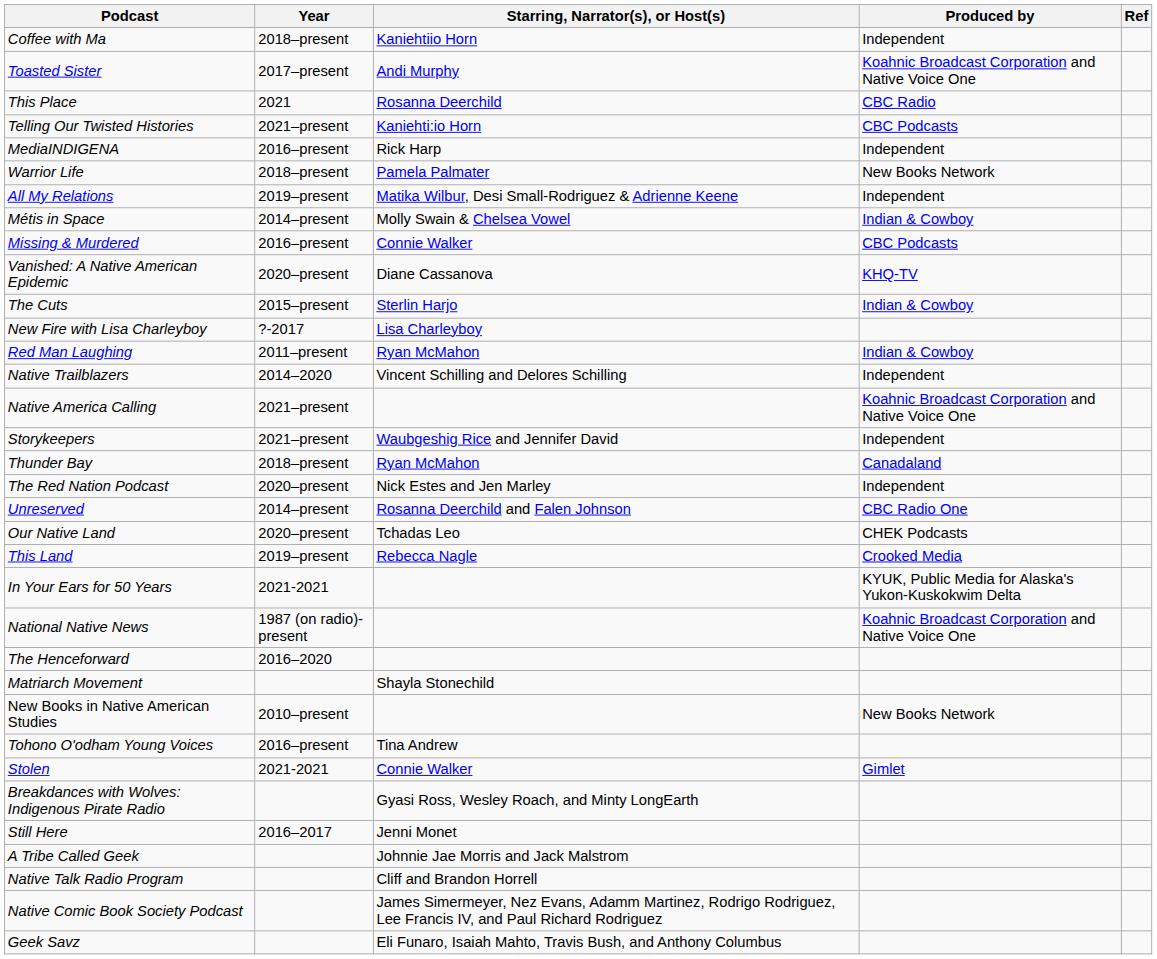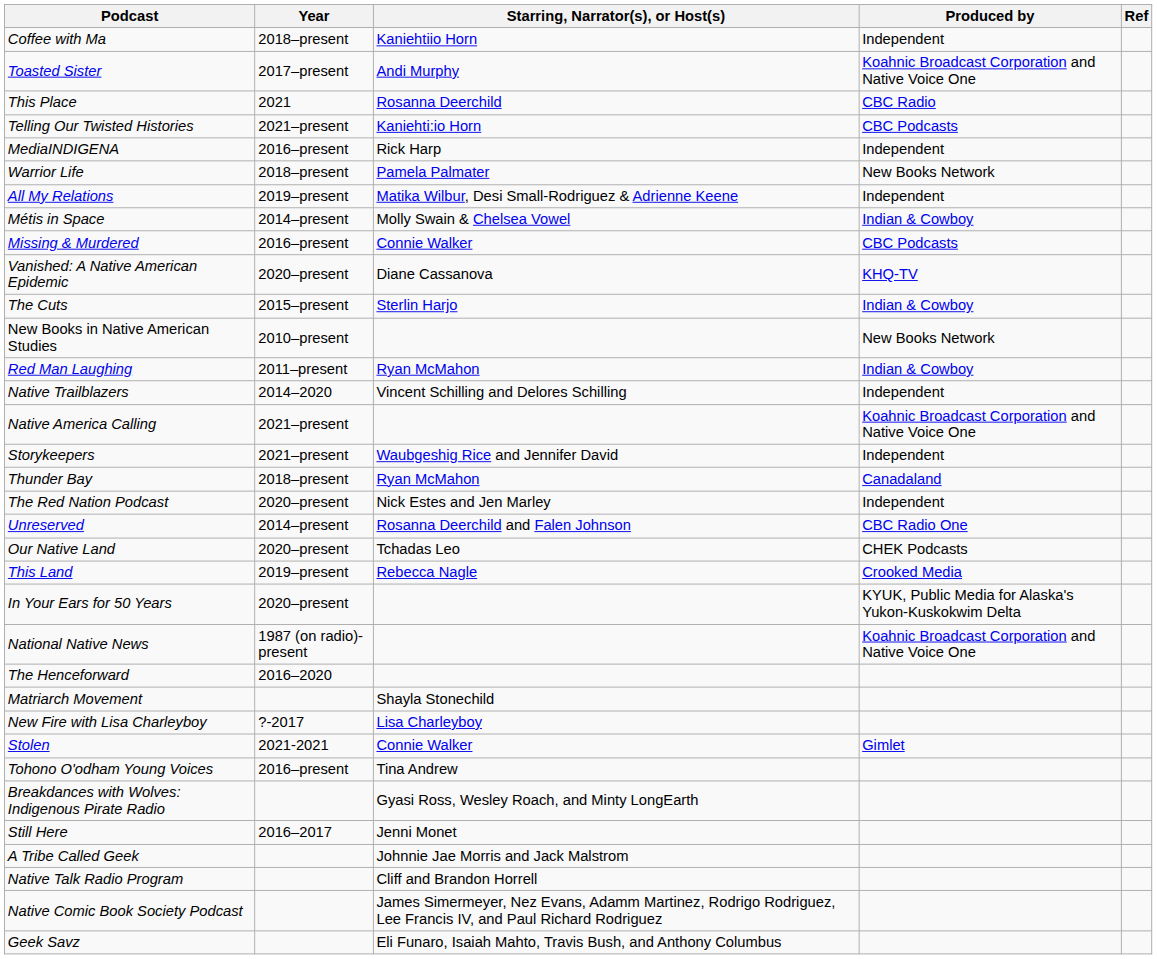rows swapped: (108, 714) <-> (107, 329)
(293, 587) 2021-2021 -> (303, 604) 2020–present
rows swapped: (29, 769) <-> (110, 745)
